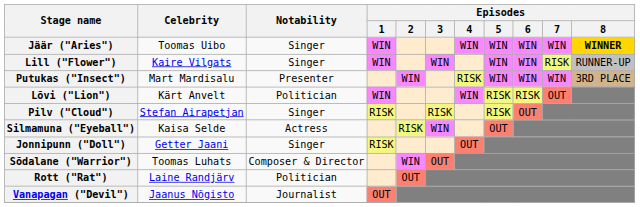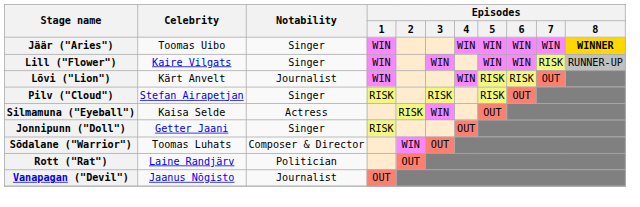- row: (71, 79)
(306, 95) Politician -> (306, 79) Journalist
